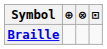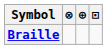columns swapped: (69, 15) <-> (82, 15)
